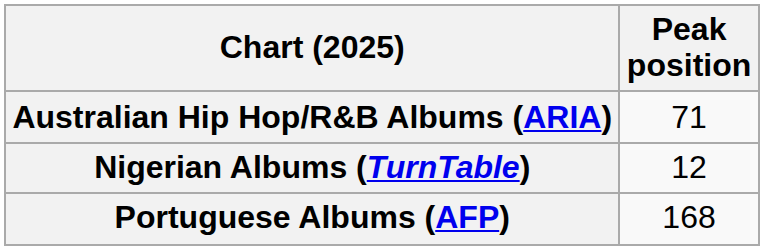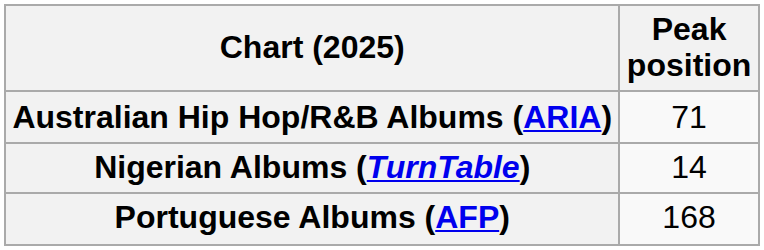(689, 167) 12 -> (689, 167) 14
